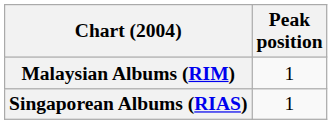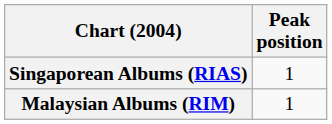rows swapped: (128, 72) <-> (128, 103)
